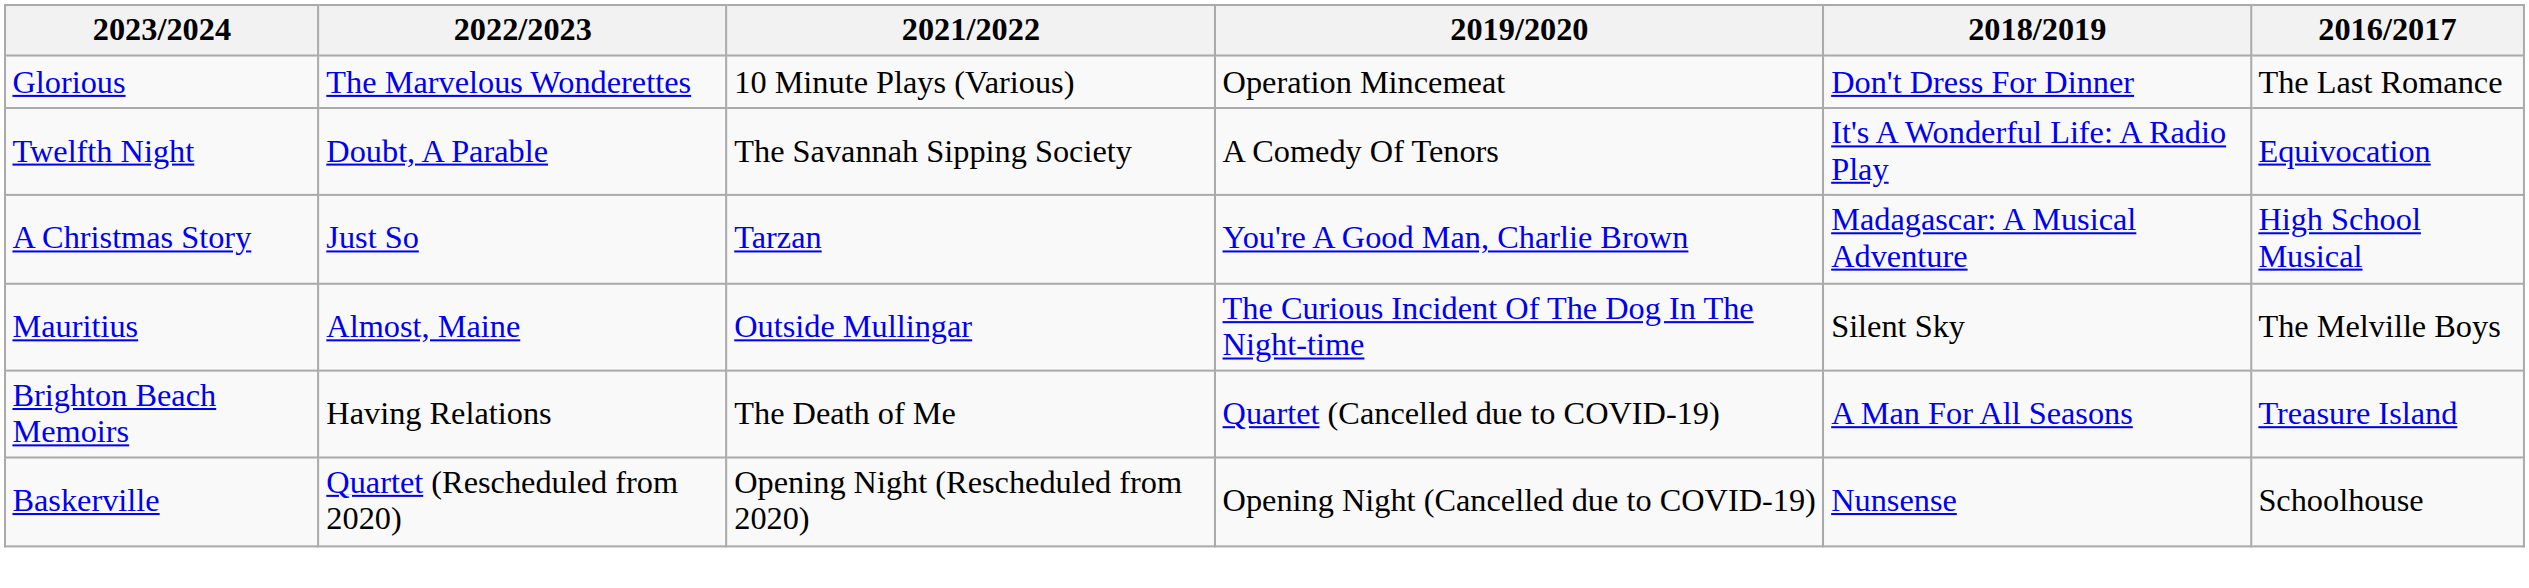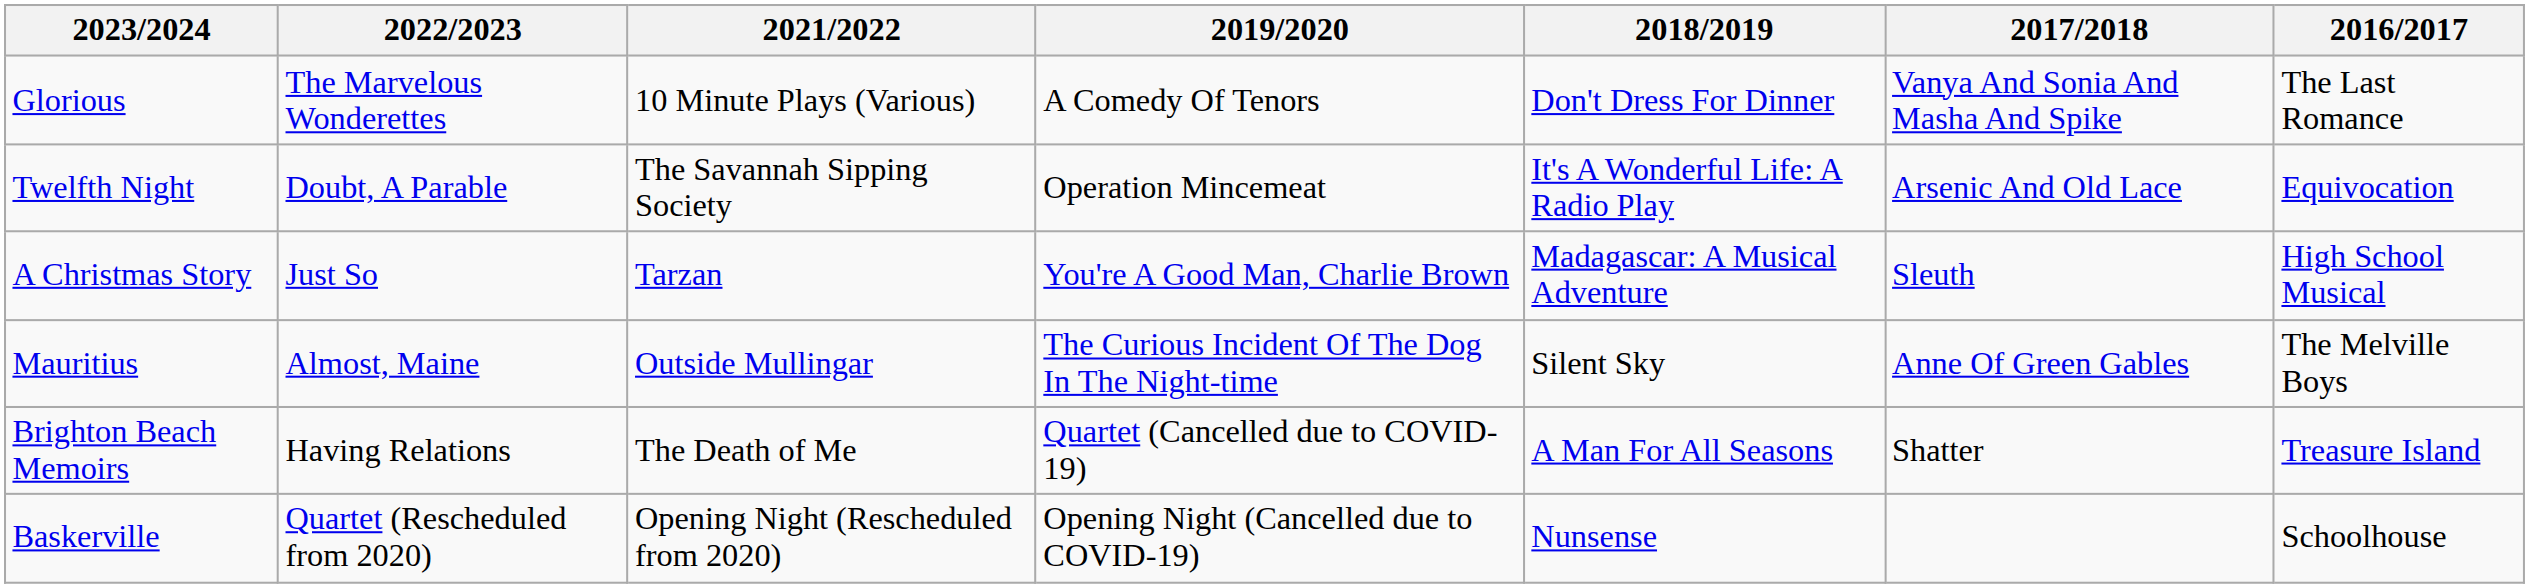+ column: (2079, 30)
(1364, 81) Operation Mincemeat -> (1181, 99) A Comedy Of Tenors
(1361, 150) A Comedy Of Tenors -> (1185, 187) Operation Mincemeat
